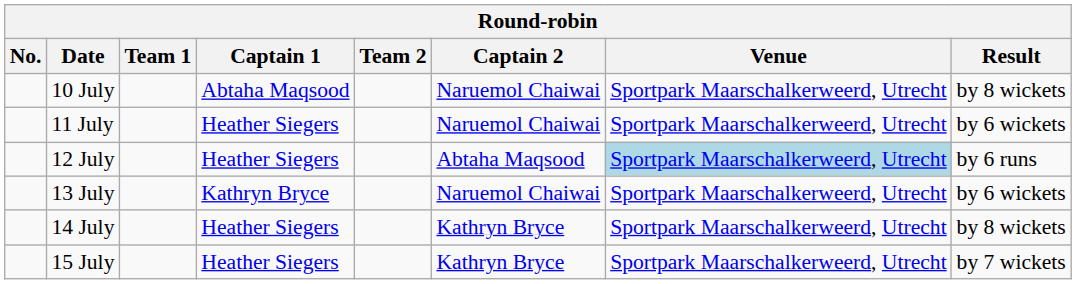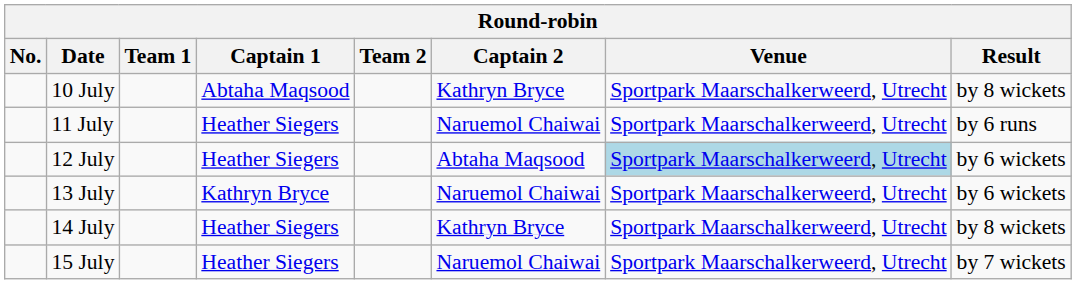(518, 90) Naruemol Chaiwai -> (500, 90) Kathryn Bryce
(1011, 124) by 6 wickets -> (997, 124) by 6 runs
(997, 158) by 6 runs -> (1011, 158) by 6 wickets
(500, 261) Kathryn Bryce -> (518, 261) Naruemol Chaiwai
